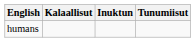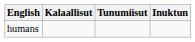columns swapped: (115, 12) <-> (163, 12)
